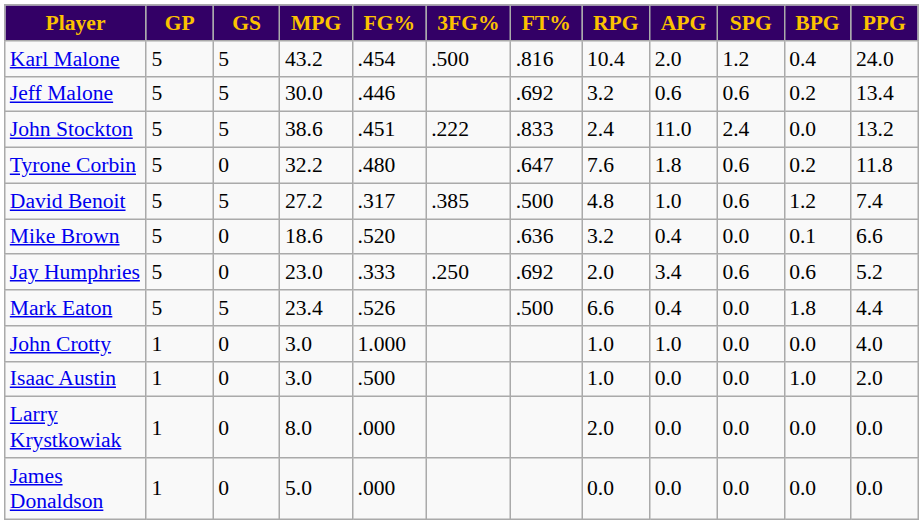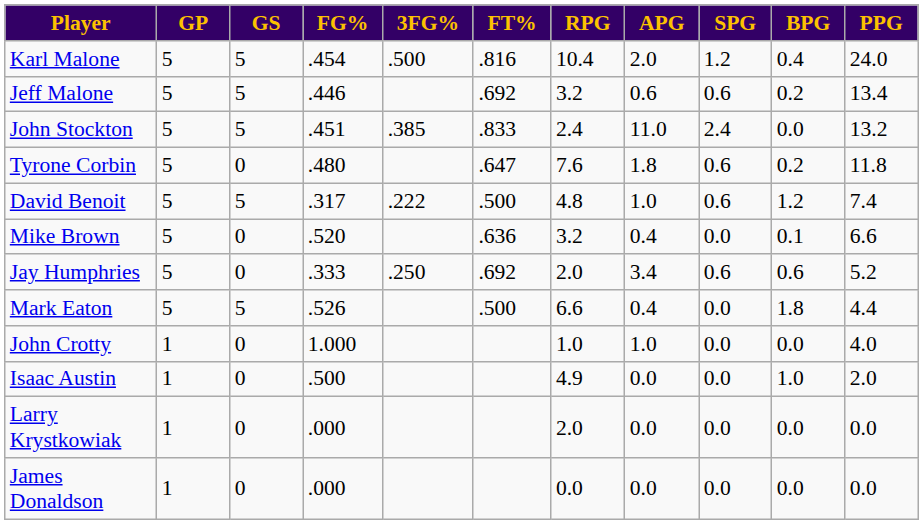- column: (316, 22)
(450, 129) .222 -> (407, 129) .385
(450, 200) .385 -> (407, 200) .222
(600, 378) 1.0 -> (569, 378) 4.9
